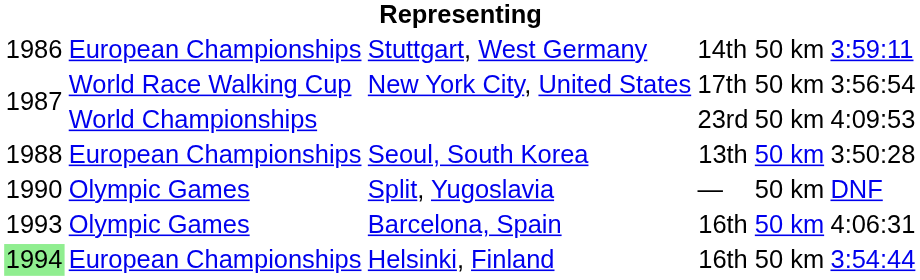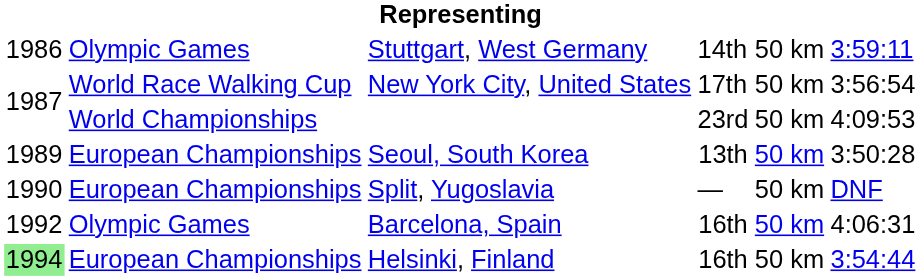(215, 49) European Championships -> (159, 49) Olympic Games
(34, 154) 1988 -> (34, 154) 1989
(159, 189) Olympic Games -> (215, 189) European Championships
(34, 224) 1993 -> (34, 224) 1992
